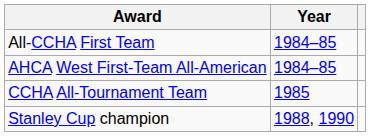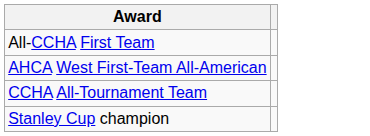- column: (314, 17)
